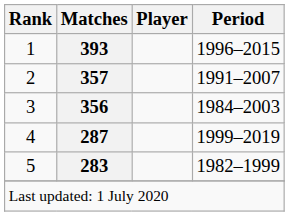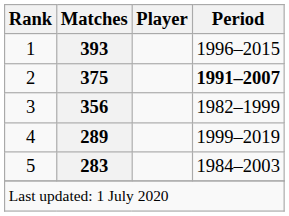(94, 78) 357 -> (94, 78) 375
(238, 78) normal -> (238, 78) bold
(238, 107) 1984–2003 -> (238, 107) 1982–1999
(94, 136) 287 -> (94, 136) 289
(238, 166) 1982–1999 -> (238, 166) 1984–2003
